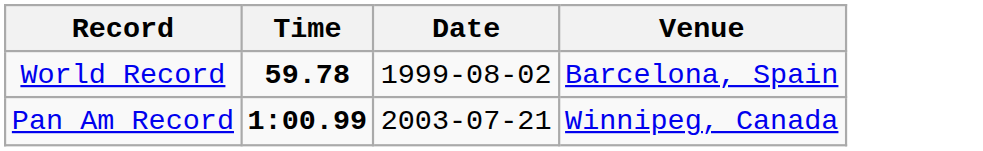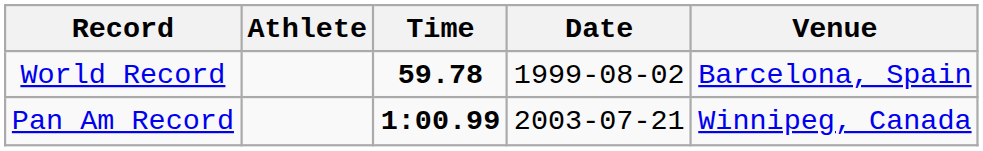+ column: (307, 28)
